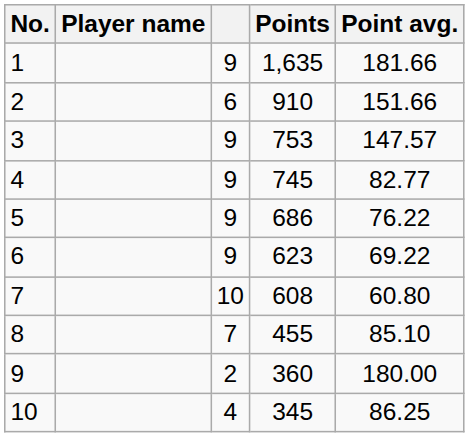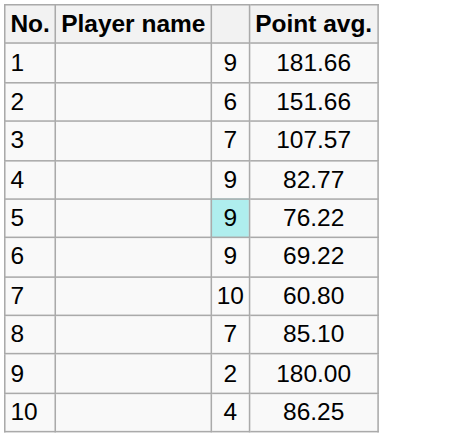- column: (293, 23)
(230, 140) 9 -> (230, 140) 7
(400, 140) 147.57 -> (314, 140) 107.57
(230, 218) no background -> (230, 218) paleturquoise background
